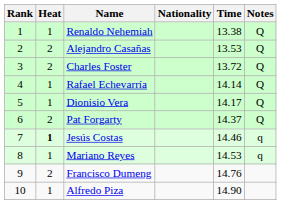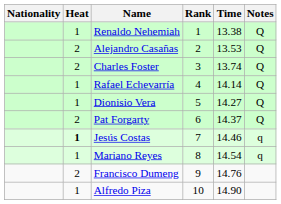columns swapped: (20, 13) <-> (184, 13)
(229, 66) 13.72 -> (229, 66) 13.74
(229, 102) 14.17 -> (229, 102) 14.27
(229, 155) 14.53 -> (229, 155) 14.54
